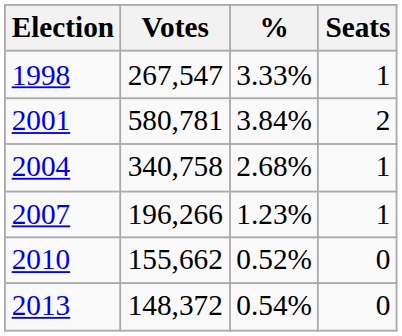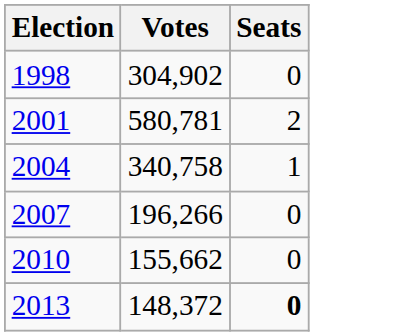- column: (274, 27)
(175, 74) 267,547 -> (175, 74) 304,902
(383, 74) 1 -> (294, 74) 0
(383, 213) 1 -> (294, 213) 0
(383, 306) normal -> (294, 306) bold
